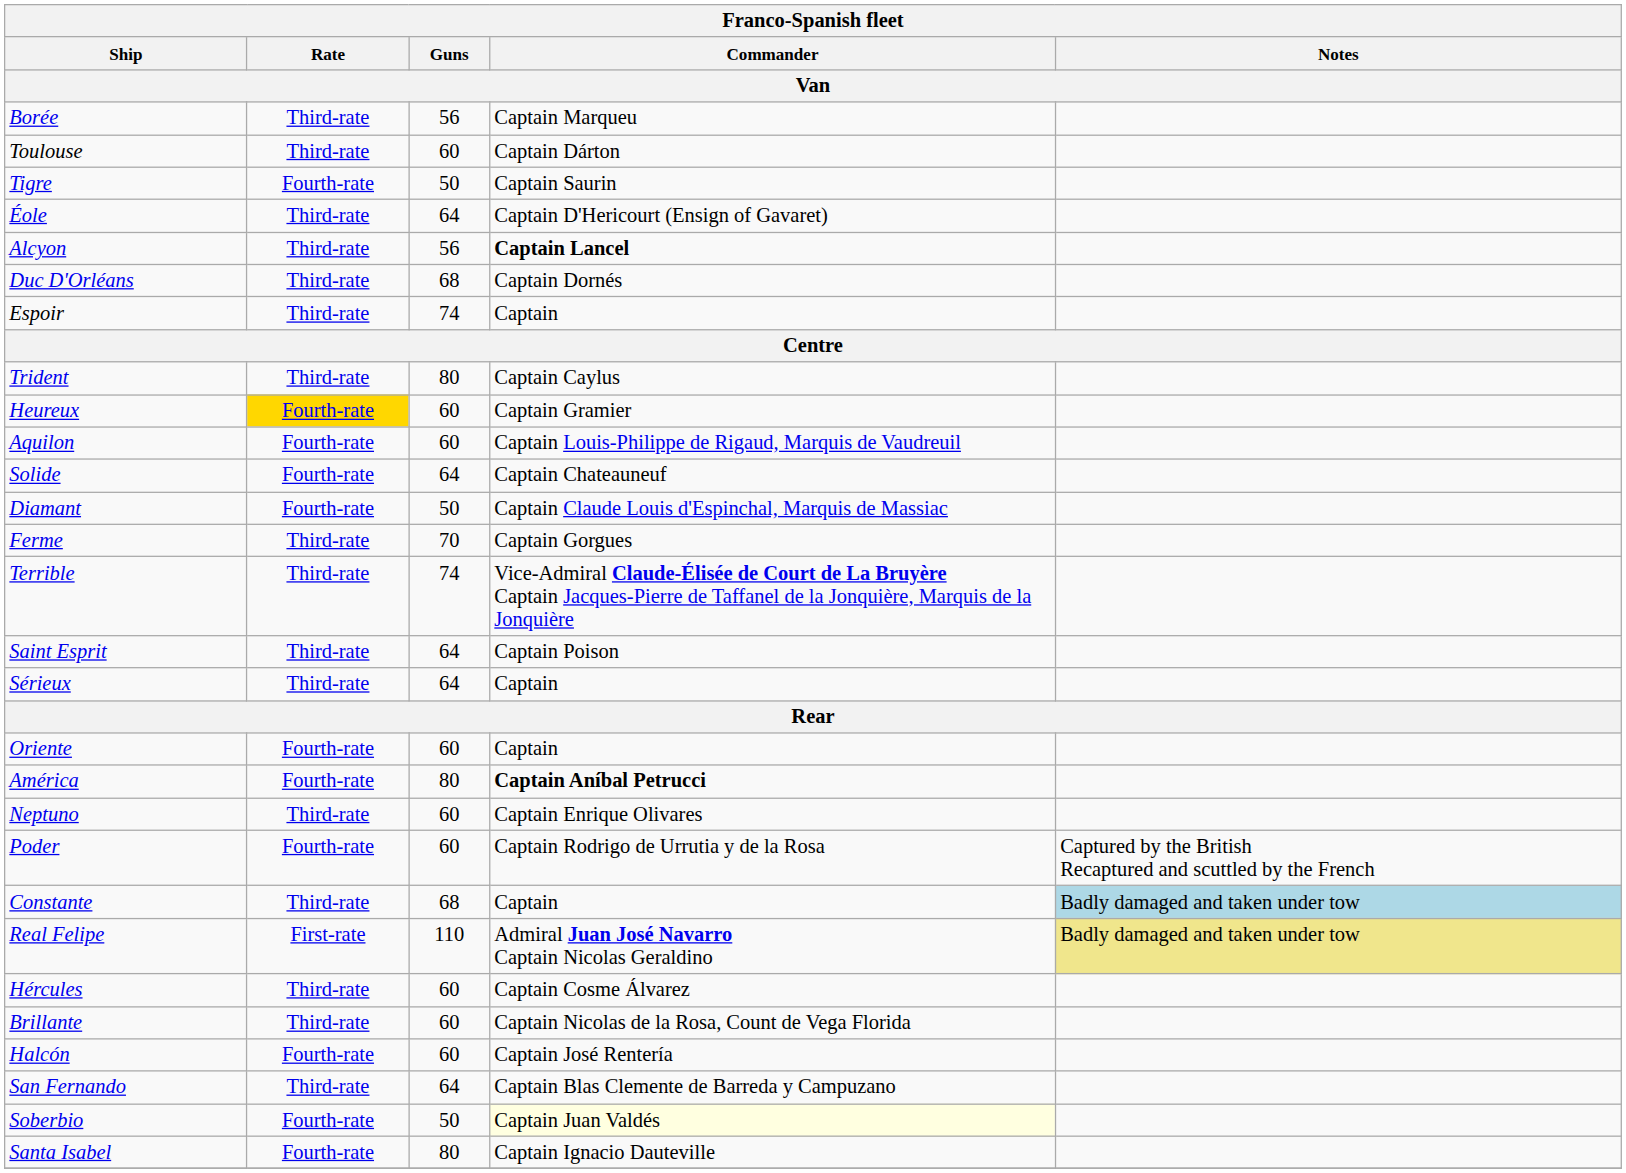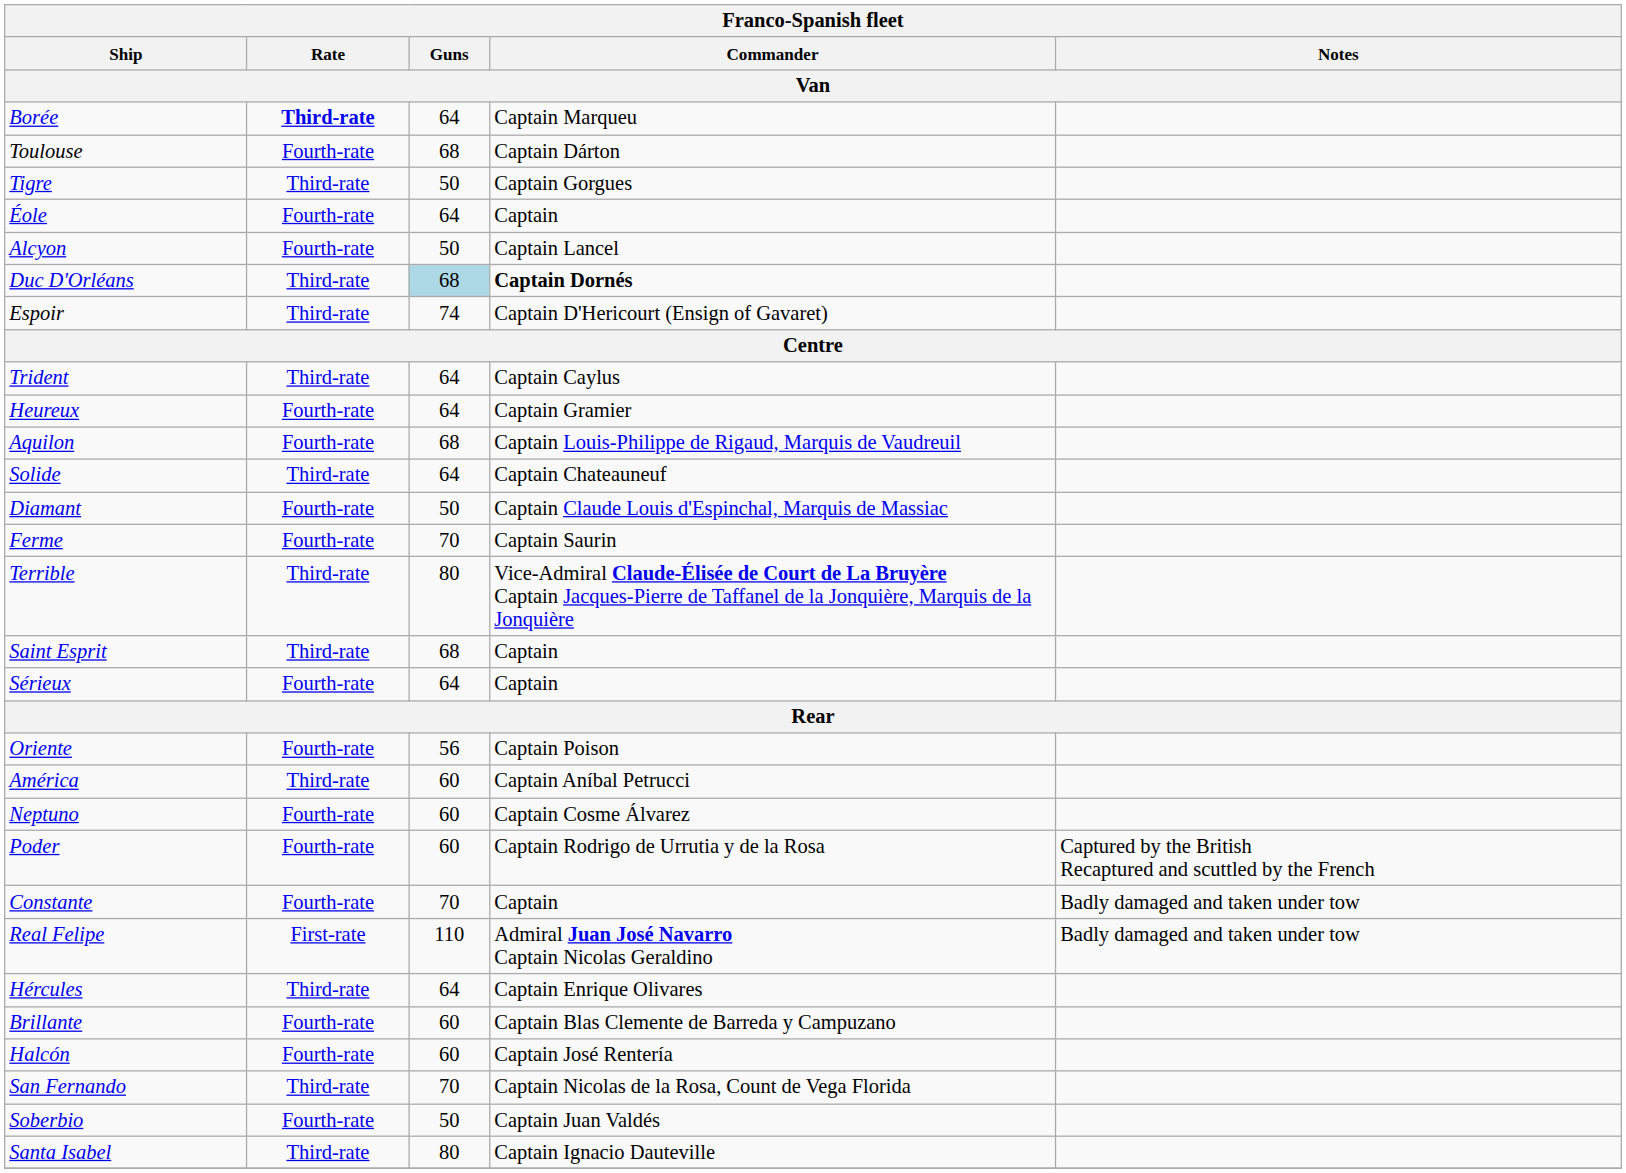(328, 118) normal -> (328, 118) bold
(449, 118) 56 -> (449, 118) 64
(328, 150) Third-rate -> (328, 150) Fourth-rate
(449, 150) 60 -> (449, 150) 68
(328, 183) Fourth-rate -> (328, 183) Third-rate
(555, 183) Captain Saurin -> (563, 183) Captain Gorgues
(328, 215) Third-rate -> (328, 215) Fourth-rate
(661, 215) Captain D'Hericourt (Ensign of Gavaret) -> (526, 215) Captain
(328, 248) Third-rate -> (328, 248) Fourth-rate
(449, 248) 56 -> (449, 248) 50
(562, 248) bold -> (557, 248) normal
(449, 280) no background -> (449, 280) lightblue background
(558, 280) normal -> (563, 280) bold
(526, 313) Captain -> (661, 313) Captain D'Hericourt (Ensign of Gavaret)
(449, 378) 80 -> (449, 378) 64
(328, 410) gold background -> (328, 410) no background
(449, 410) 60 -> (449, 410) 64
(449, 442) 60 -> (449, 442) 68
(328, 475) Fourth-rate -> (328, 475) Third-rate
(328, 540) Third-rate -> (328, 540) Fourth-rate
(563, 540) Captain Gorgues -> (555, 540) Captain Saurin
(449, 572) 74 -> (449, 572) 80
(449, 651) 64 -> (449, 651) 68
(557, 651) Captain Poison -> (526, 651) Captain
(328, 683) Third-rate -> (328, 683) Fourth-rate
(449, 748) 60 -> (449, 748) 56
(526, 748) Captain -> (557, 748) Captain Poison
(328, 781) Fourth-rate -> (328, 781) Third-rate
(449, 781) 80 -> (449, 781) 60
(600, 781) bold -> (592, 781) normal
(328, 813) Third-rate -> (328, 813) Fourth-rate
(598, 813) Captain Enrique Olivares -> (592, 813) Captain Cosme Álvarez
(328, 901) Third-rate -> (328, 901) Fourth-rate
(449, 901) 68 -> (449, 901) 70
(1210, 901) lightblue background -> (1210, 901) no background
(1210, 934) khaki background -> (1210, 934) no background
(449, 989) 60 -> (449, 989) 64
(592, 989) Captain Cosme Álvarez -> (598, 989) Captain Enrique Olivares
(328, 1022) Third-rate -> (328, 1022) Fourth-rate
(703, 1022) Captain Nicolas de la Rosa, Count de Vega Florida -> (695, 1022) Captain Blas Clemente de Barreda y Campuzano
(449, 1087) 64 -> (449, 1087) 70
(695, 1087) Captain Blas Clemente de Barreda y Campuzano -> (703, 1087) Captain Nicolas de la Rosa, Count de Vega Florida
(577, 1119) lightyellow background -> (577, 1119) no background
(328, 1152) Fourth-rate -> (328, 1152) Third-rate
